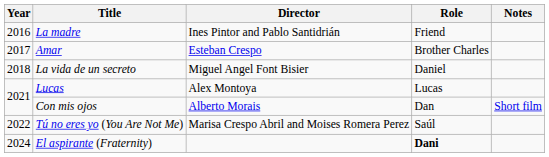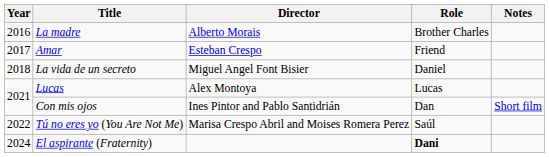(264, 32) Ines Pintor and Pablo Santidrián -> (224, 32) Alberto Morais
(430, 32) Friend -> (452, 32) Brother Charles
(452, 50) Brother Charles -> (430, 50) Friend
(224, 106) Alberto Morais -> (264, 106) Ines Pintor and Pablo Santidrián
